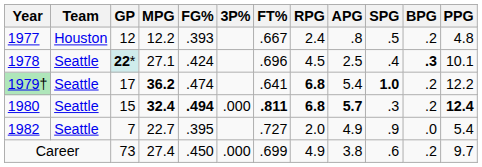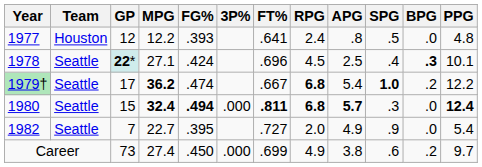(273, 39) .667 -> (273, 39) .641
(431, 39) .2 -> (431, 39) .0
(273, 84) .641 -> (273, 84) .667
(431, 106) .2 -> (431, 106) .0
